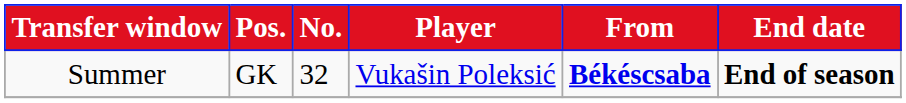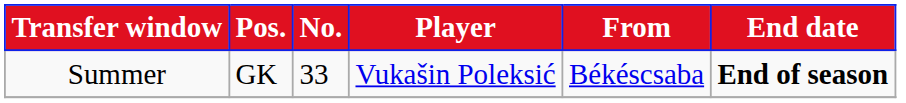(314, 73) 32 -> (314, 73) 33
(640, 73) bold -> (637, 73) normal
